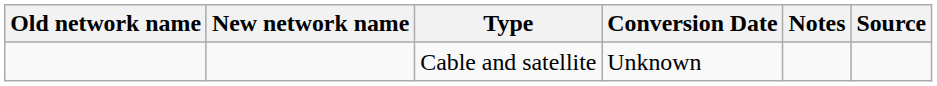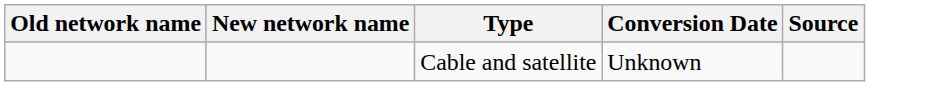- column: (817, 23)
